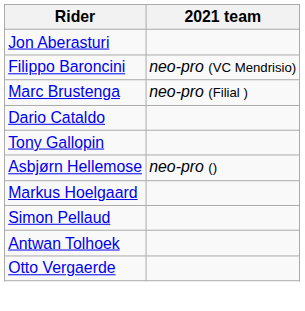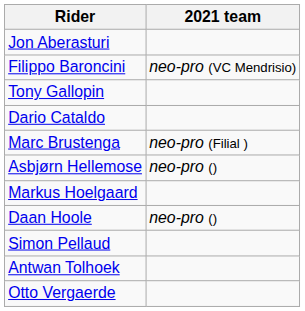rows swapped: (64, 92) <-> (56, 142)
+ row: (50, 218)
